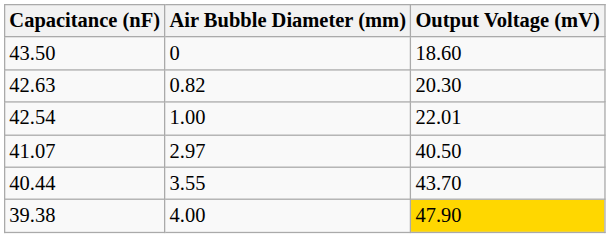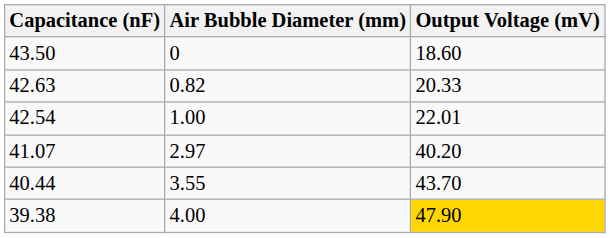(438, 85) 20.30 -> (438, 85) 20.33
(438, 150) 40.50 -> (438, 150) 40.20
